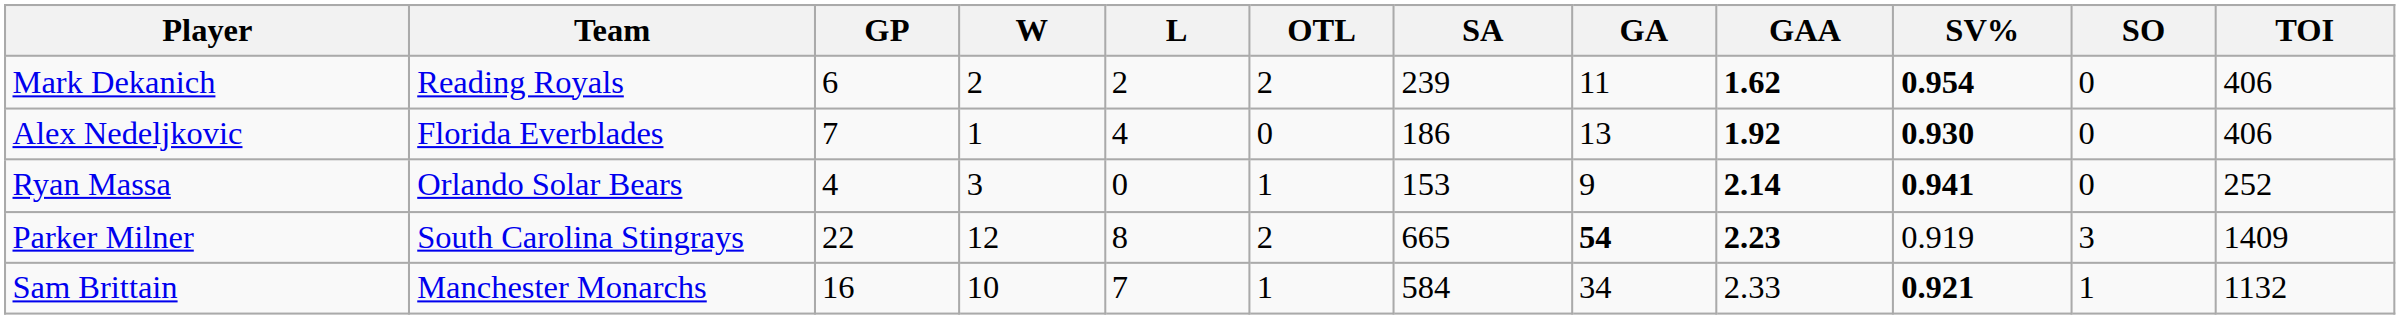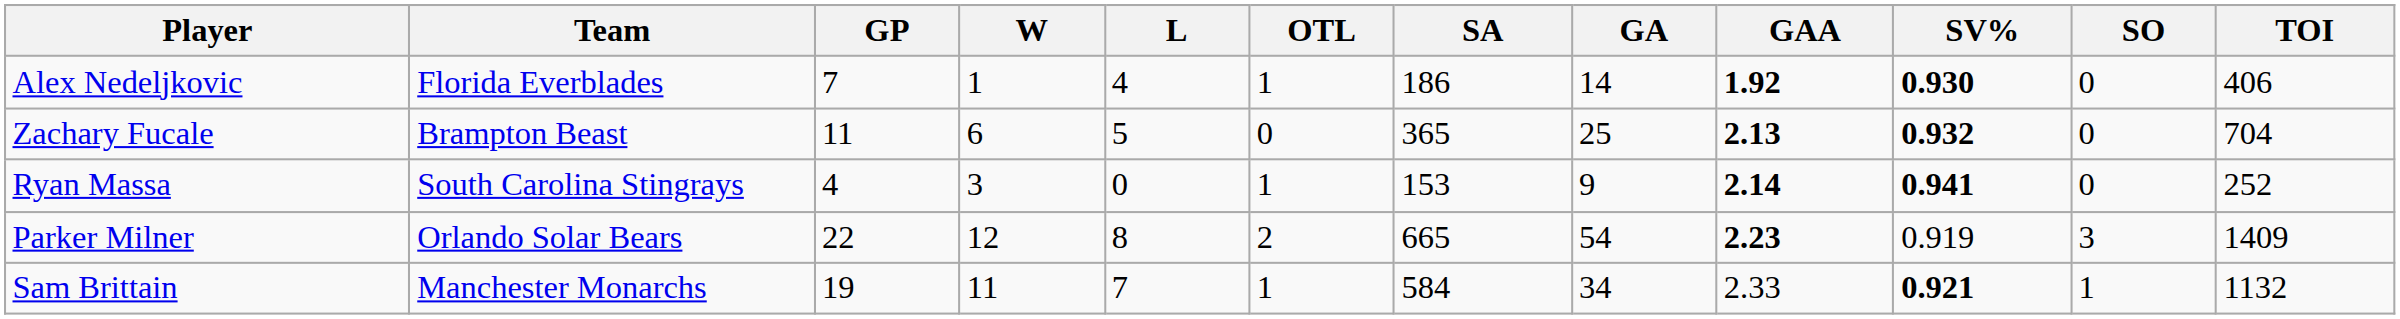- row: (114, 81)
(1265, 133) 0 -> (1265, 81) 1
(1595, 133) 13 -> (1595, 81) 14
+ row: (113, 133)
(550, 184) Orlando Solar Bears -> (581, 184) South Carolina Stingrays
(581, 236) South Carolina Stingrays -> (550, 236) Orlando Solar Bears
(1595, 236) bold -> (1595, 236) normal
(838, 287) 16 -> (838, 287) 19
(983, 287) 10 -> (982, 287) 11
